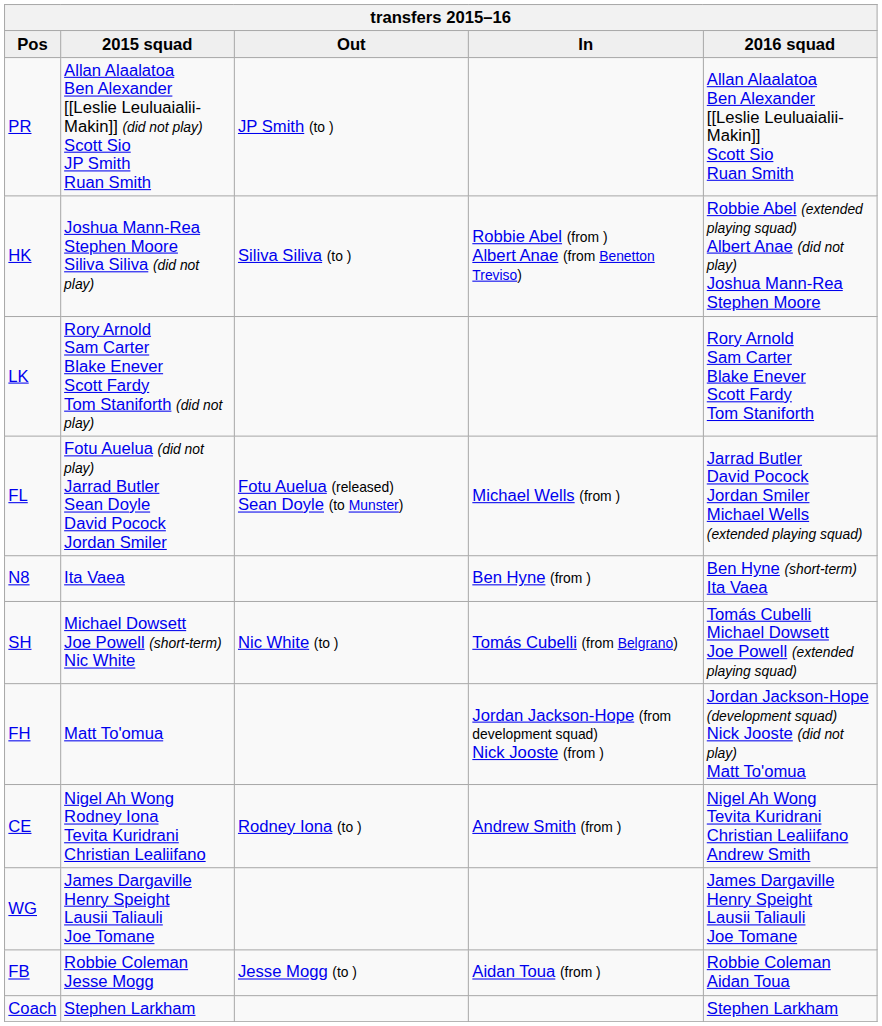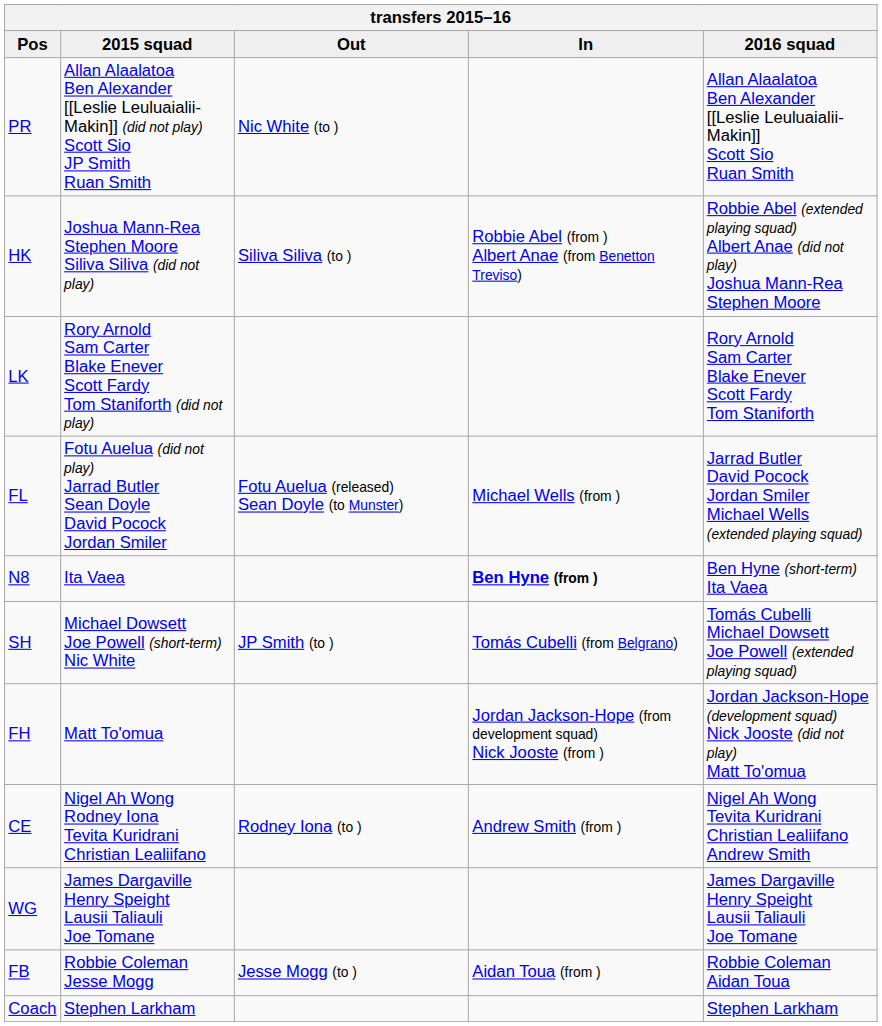(286, 126) JP Smith (to ) -> (288, 126) Nic White (to )
(532, 578) normal -> (535, 578) bold
(288, 642) Nic White (to ) -> (286, 642) JP Smith (to )
